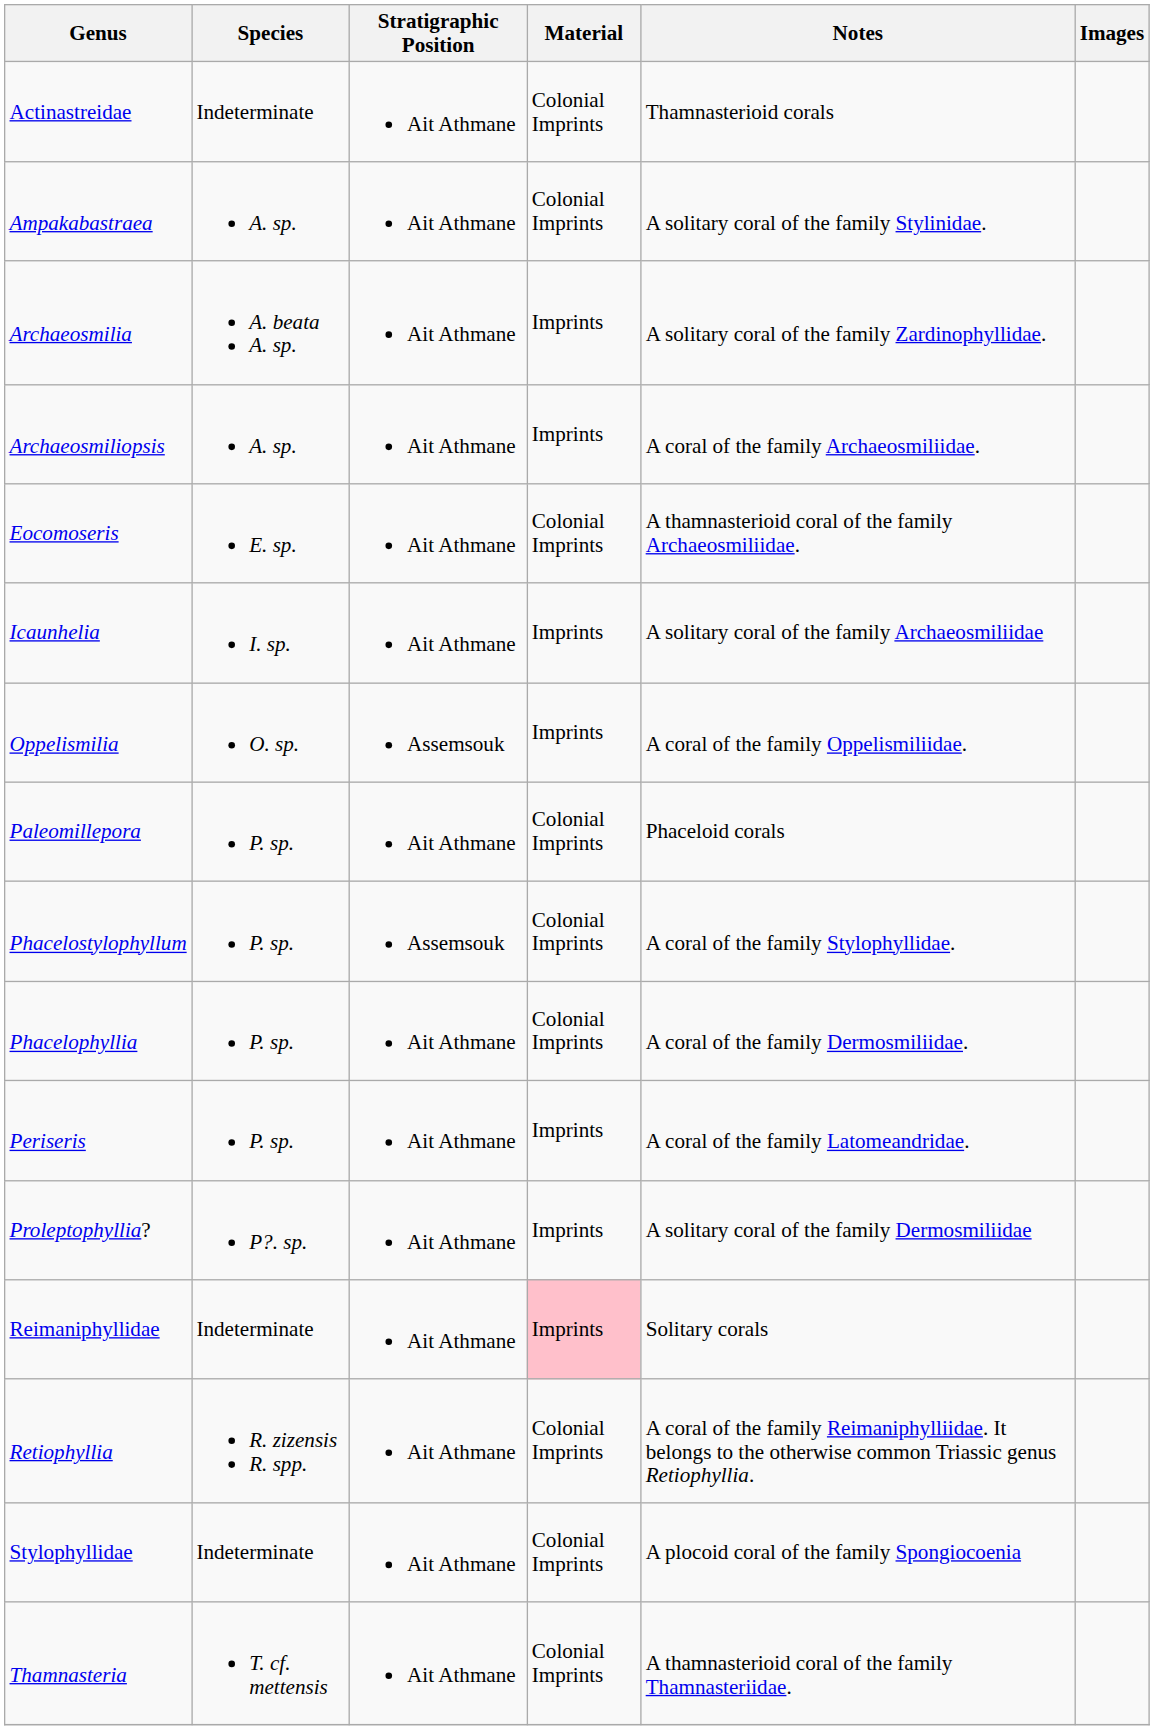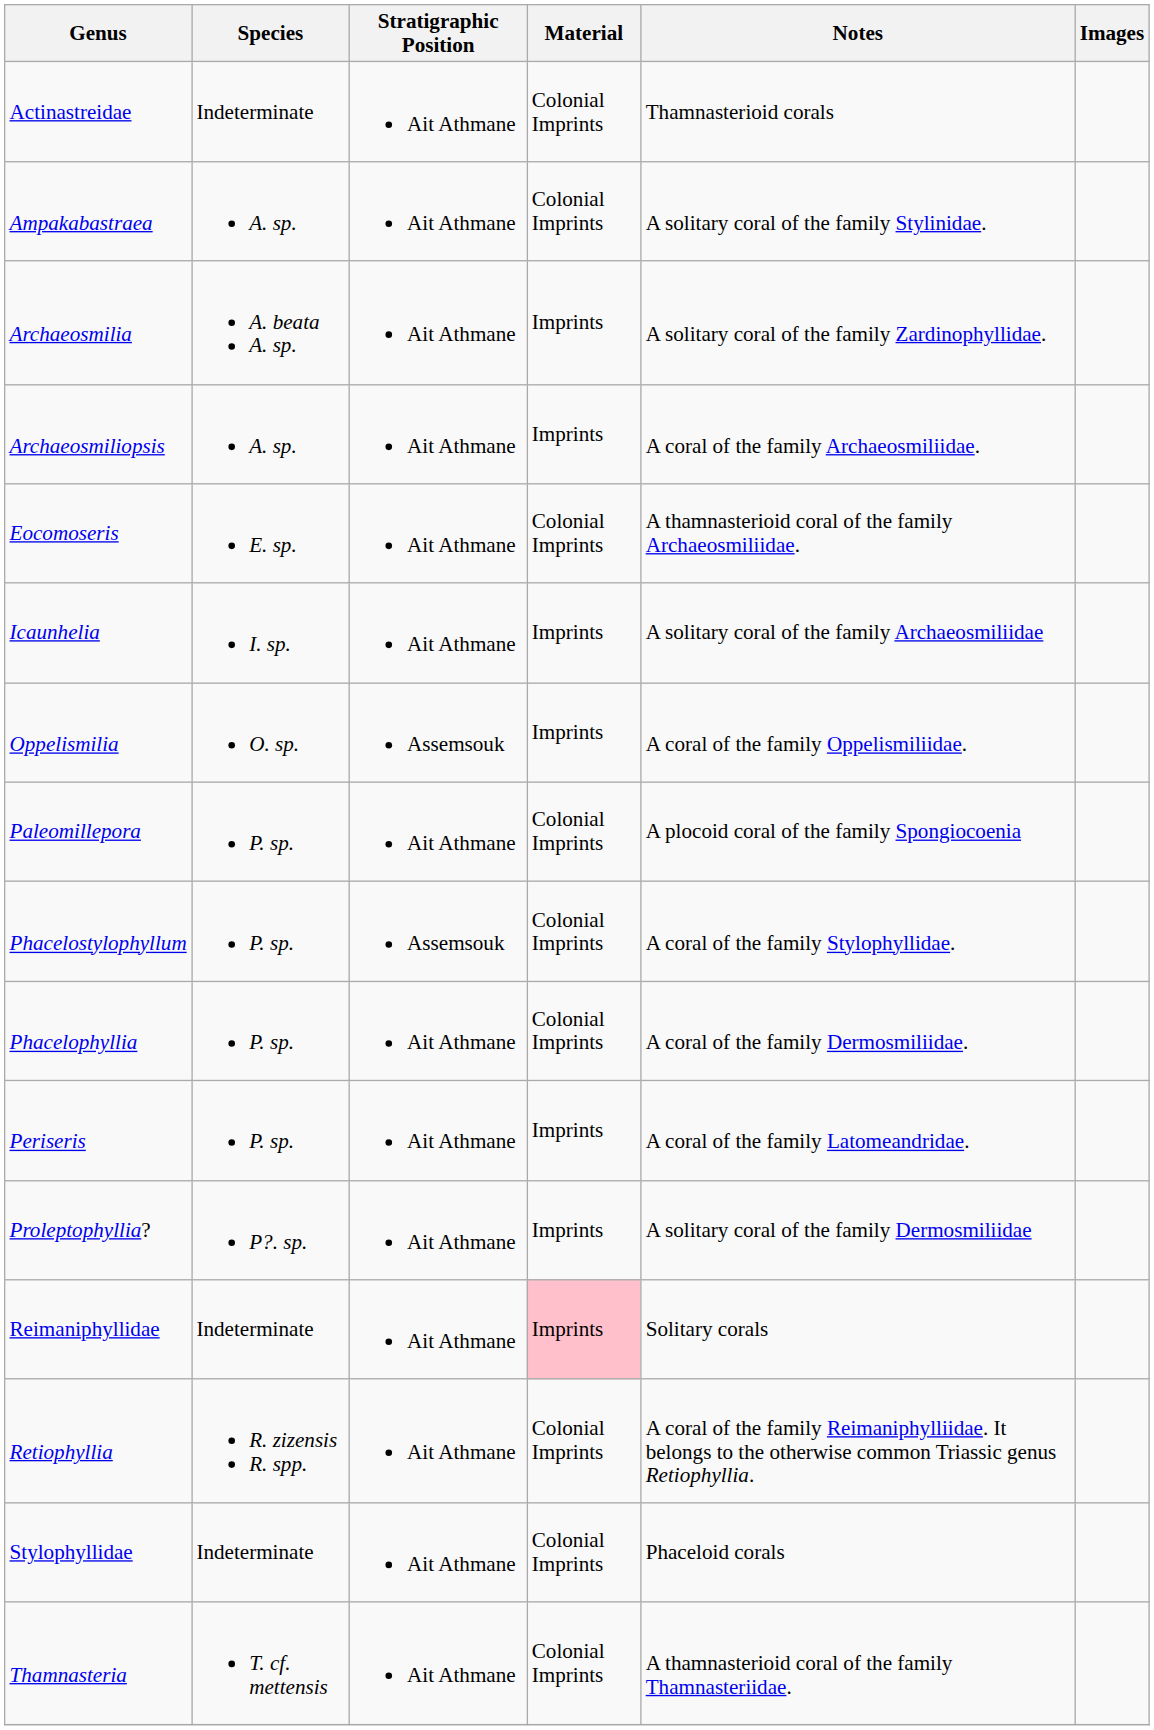(715, 831) Phaceloid corals -> (833, 831) A plocoid coral of the family Spongiocoenia
(833, 1551) A plocoid coral of the family Spongiocoenia -> (715, 1551) Phaceloid corals
